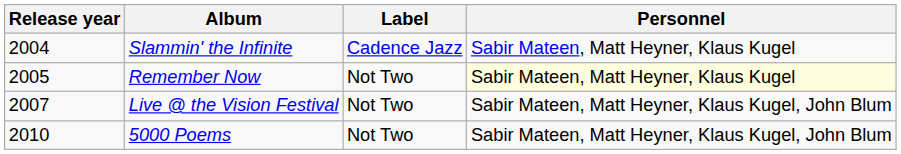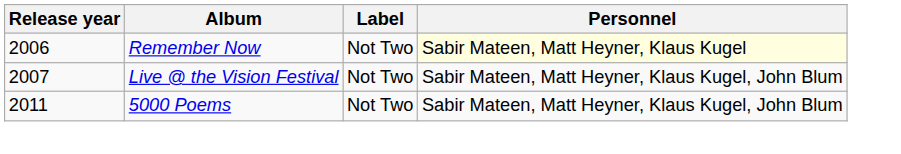- row: (211, 47)
(29, 76) 2005 -> (29, 47) 2006
(29, 134) 2010 -> (28, 105) 2011
